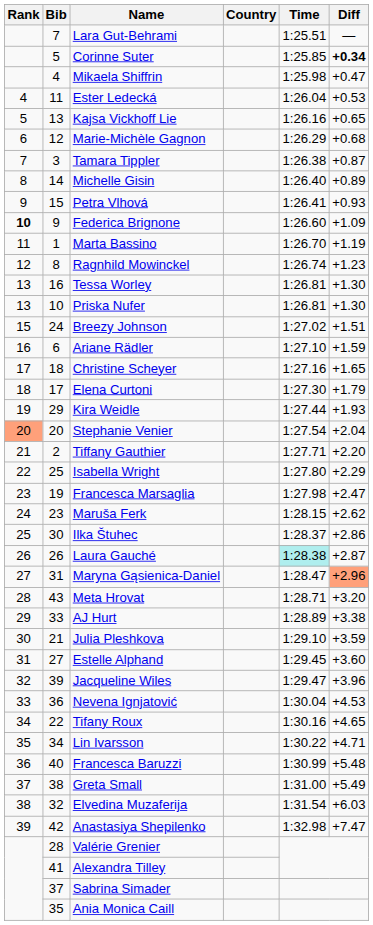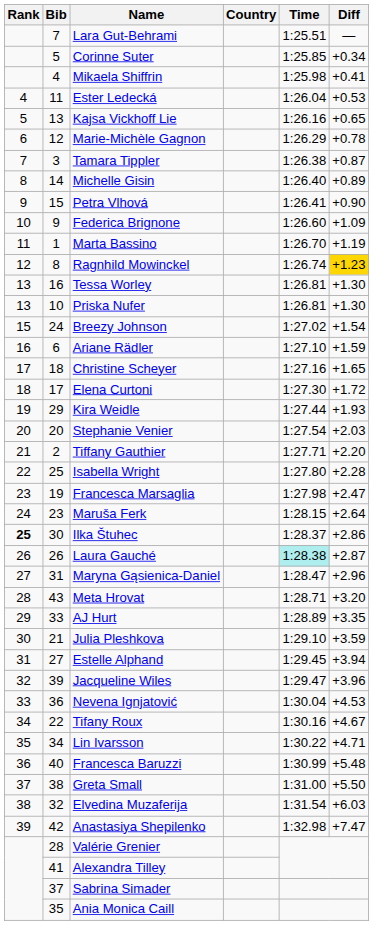(349, 56) bold -> (349, 56) normal
(349, 77) +0.47 -> (349, 77) +0.41
(349, 139) +0.68 -> (349, 139) +0.78
(349, 202) +0.93 -> (349, 202) +0.90
(23, 222) bold -> (23, 222) normal
(349, 264) no background -> (349, 264) gold background
(349, 327) +1.51 -> (349, 327) +1.54
(349, 389) +1.79 -> (349, 389) +1.72
(23, 431) lightsalmon background -> (23, 431) no background
(349, 431) +2.04 -> (349, 431) +2.03
(349, 472) +2.29 -> (349, 472) +2.28
(349, 514) +2.62 -> (349, 514) +2.64
(23, 535) normal -> (23, 535) bold
(349, 576) lightsalmon background -> (349, 576) no background
(349, 618) +3.38 -> (349, 618) +3.35
(349, 659) +3.60 -> (349, 659) +3.94
(349, 722) +4.65 -> (349, 722) +4.67
(349, 784) +5.49 -> (349, 784) +5.50
